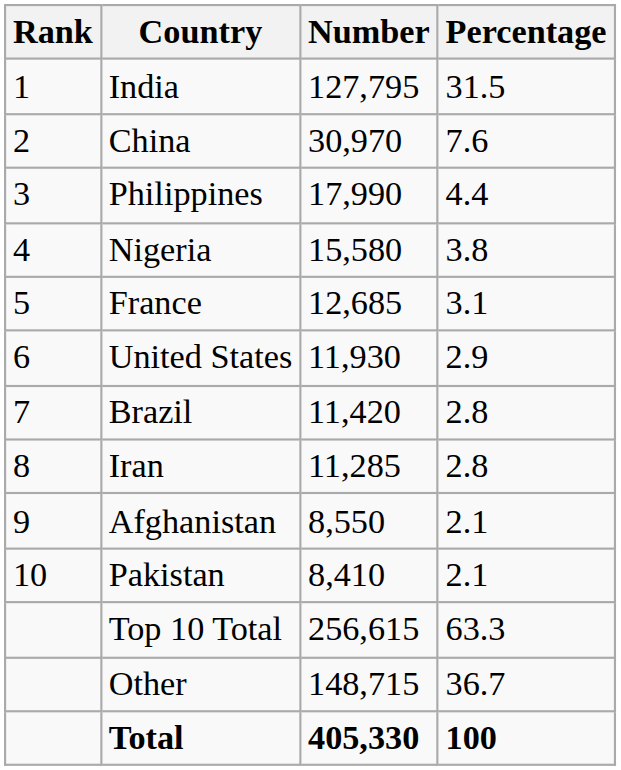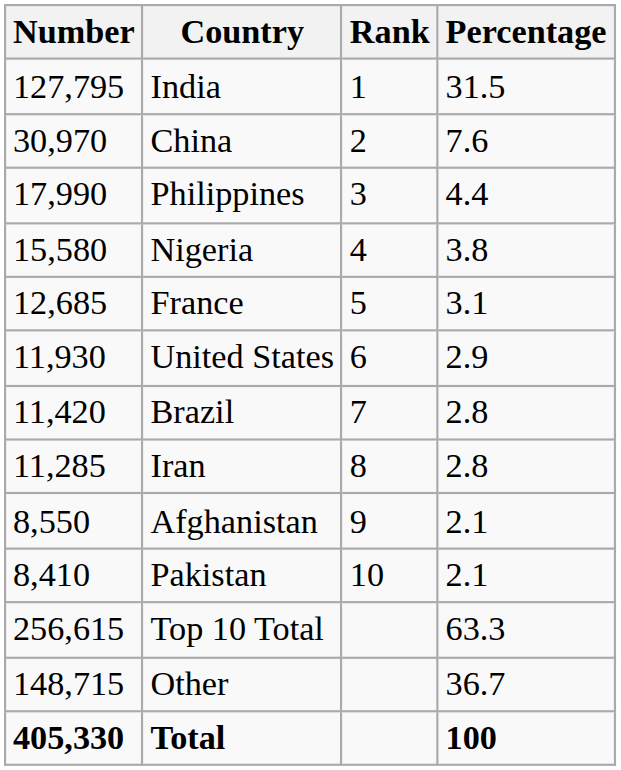columns swapped: (53, 31) <-> (369, 31)
